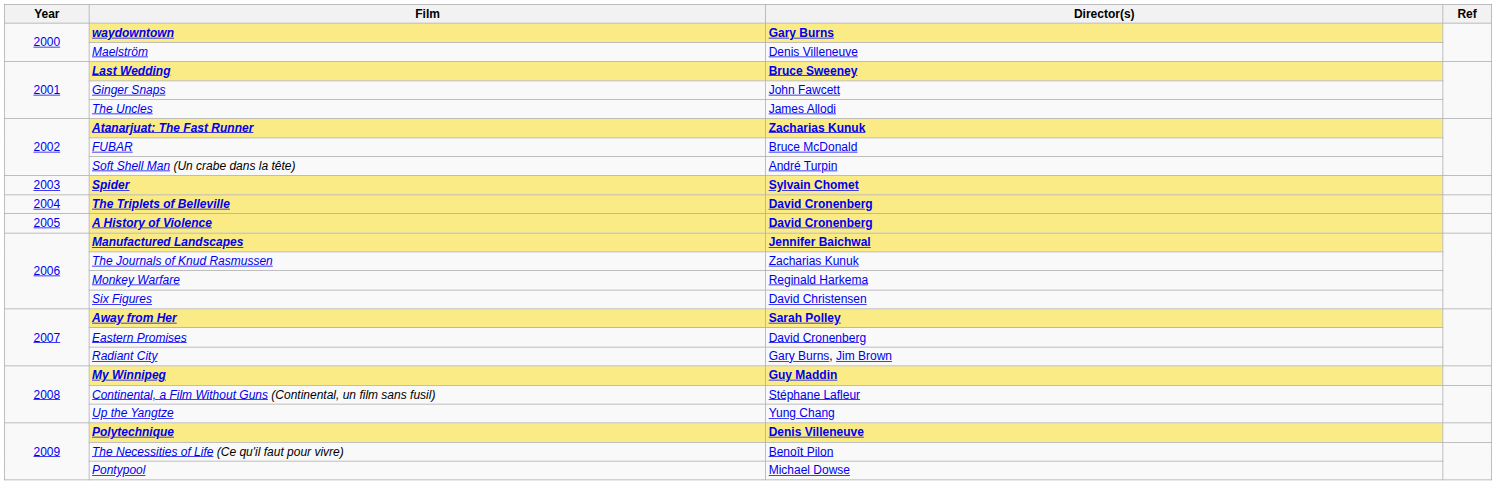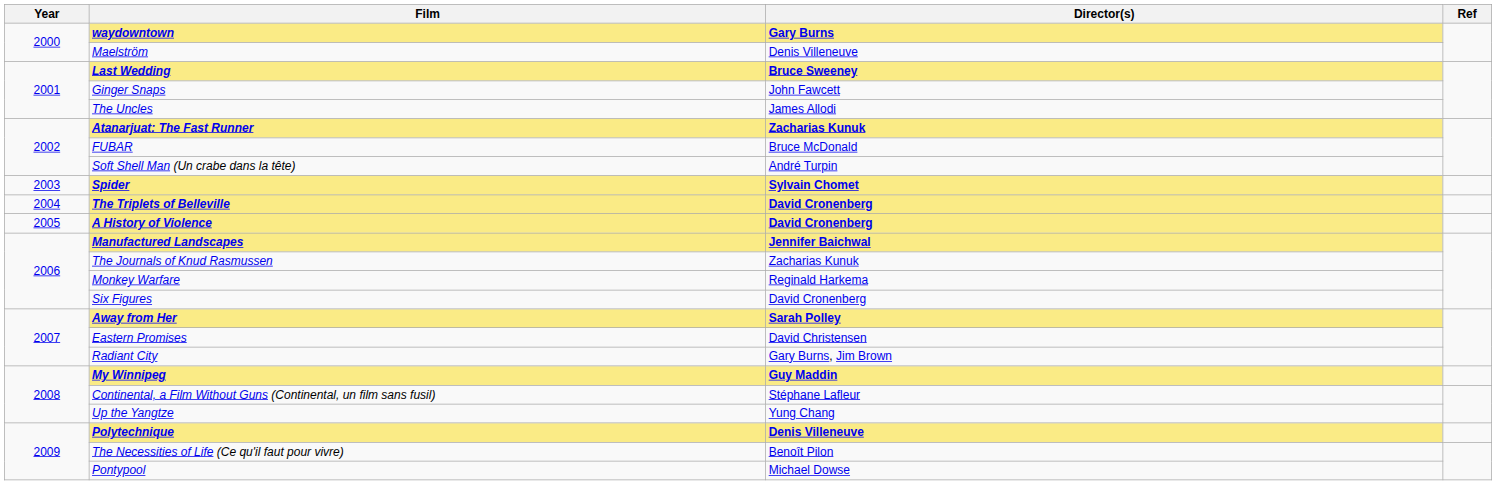(818, 299) David Christensen -> (817, 299) David Cronenberg
(817, 337) David Cronenberg -> (818, 337) David Christensen
